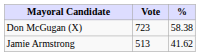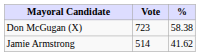(143, 43) 513 -> (143, 43) 514
